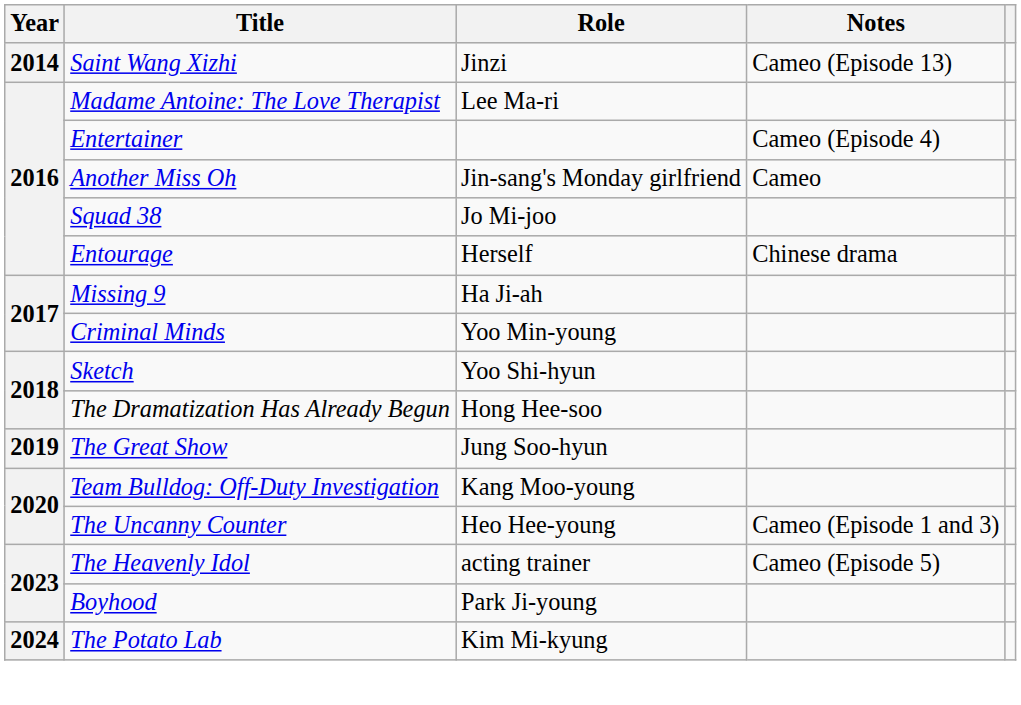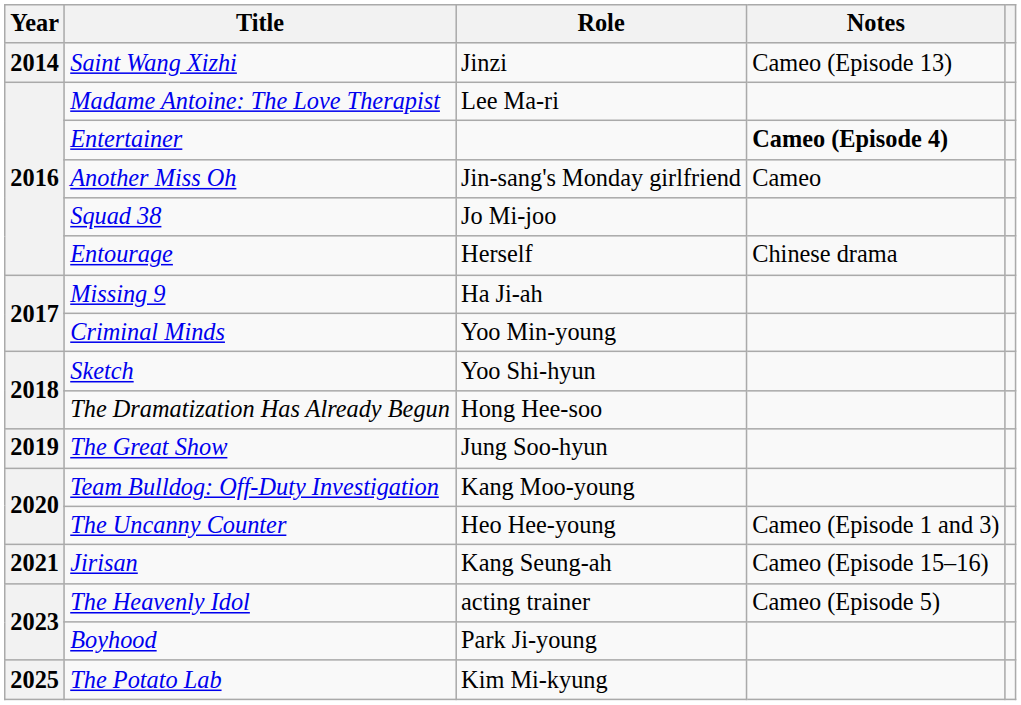(846, 139) normal -> (850, 139) bold
+ row: (104, 563)
(35, 640) 2024 -> (35, 679) 2025
